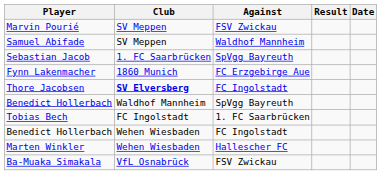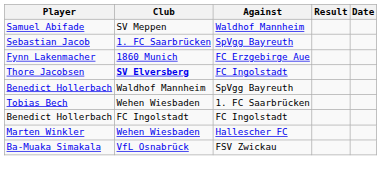- row: (43, 27)
(153, 117) FC Ingolstadt -> (158, 102) Wehen Wiesbaden
(158, 132) Wehen Wiesbaden -> (153, 117) FC Ingolstadt
